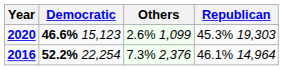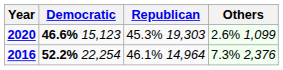columns swapped: (236, 15) <-> (159, 15)
